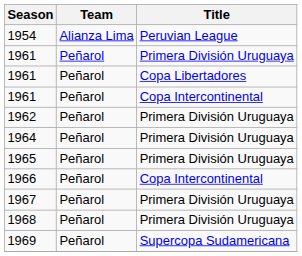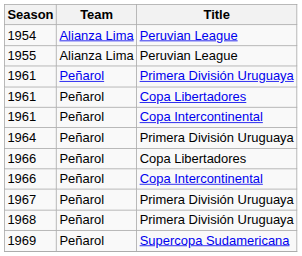+ row: (22, 55)
- row: (22, 117)
- row: (22, 158)
+ row: (22, 158)
